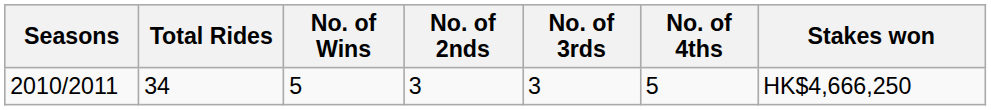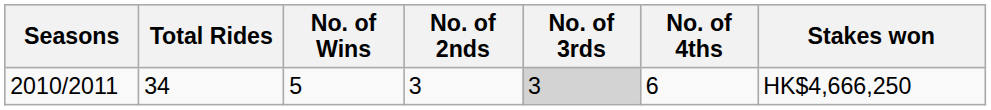(534, 86) no background -> (534, 86) lightgrey background
(652, 86) 5 -> (652, 86) 6
